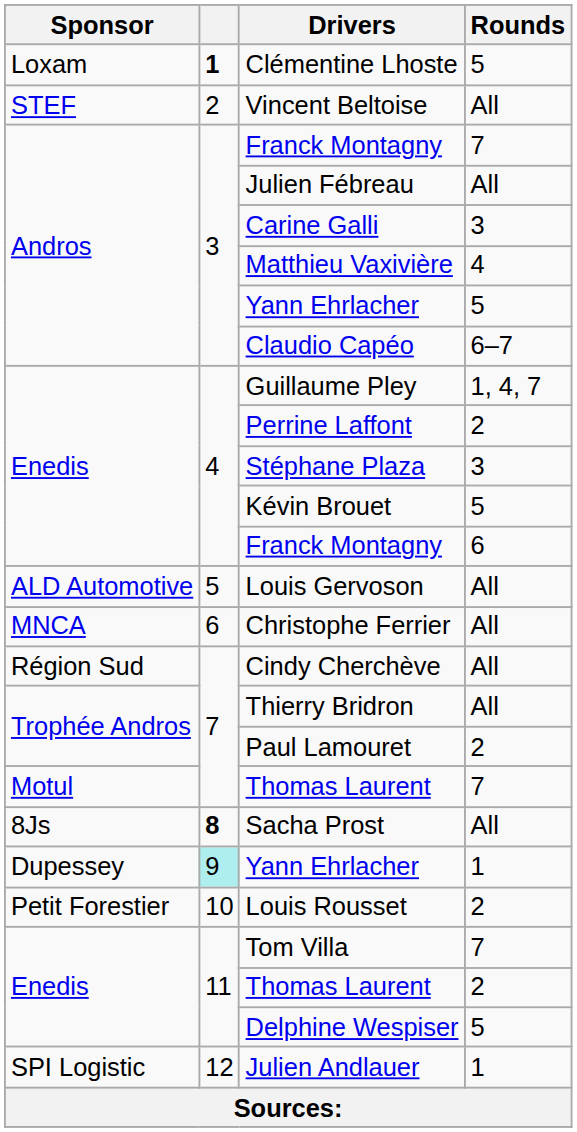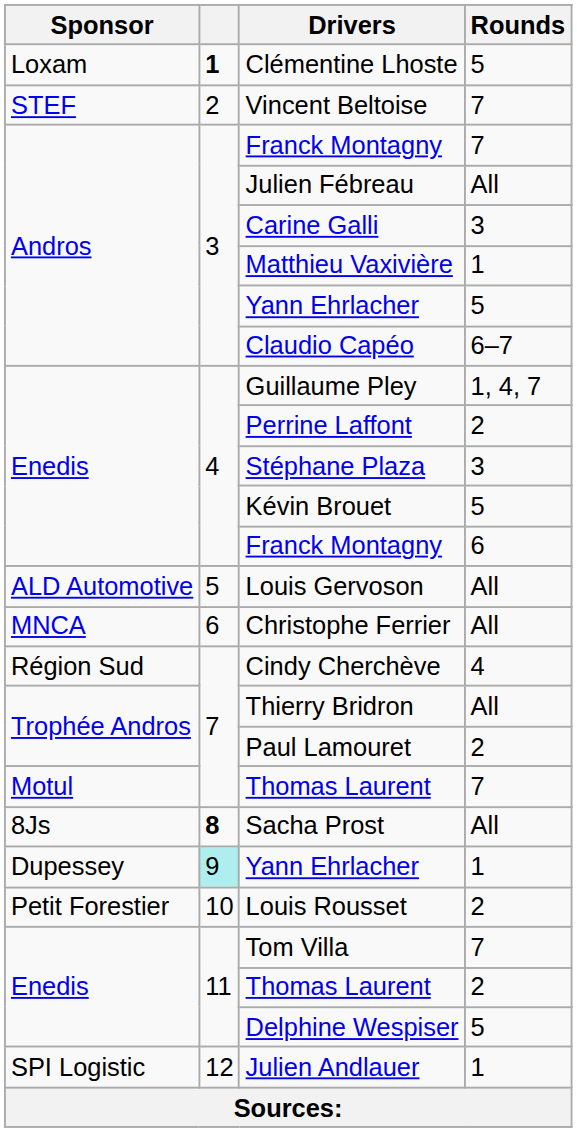(485, 105) All -> (478, 105) 7
(478, 265) 4 -> (478, 265) 1
(485, 666) All -> (478, 666) 4
